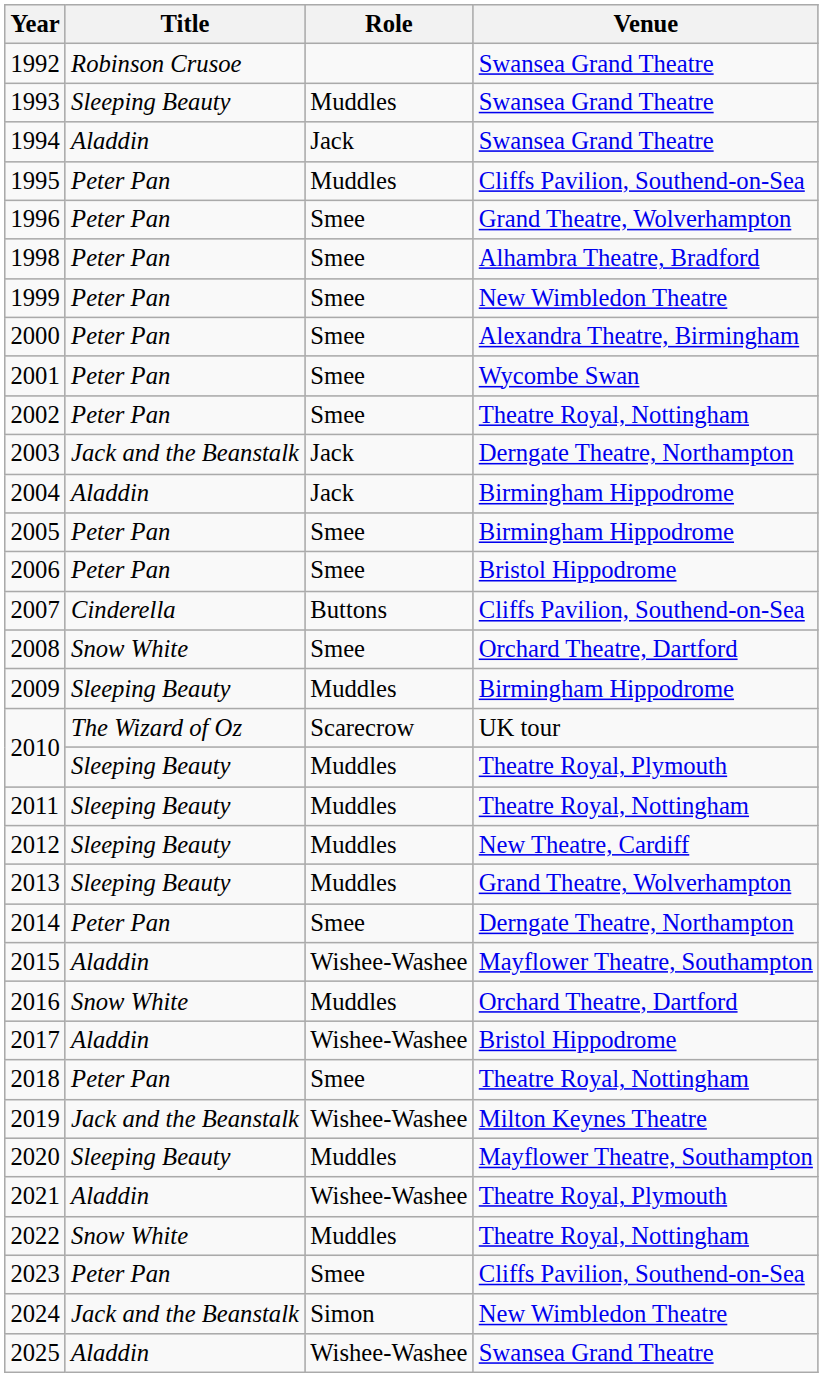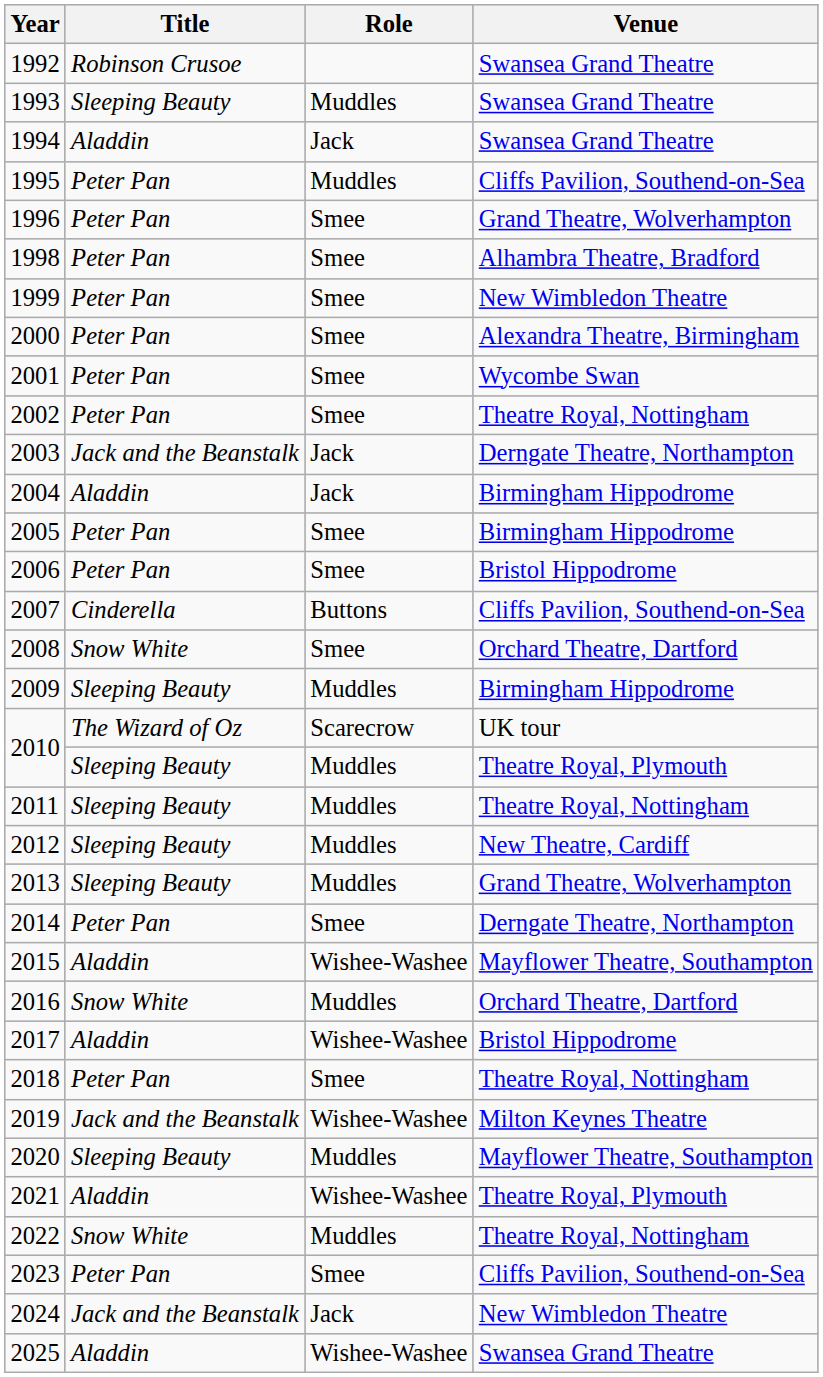(342, 1313) Simon -> (332, 1313) Jack
